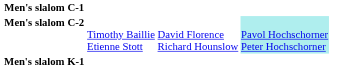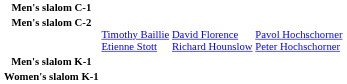(285, 41) paleturquoise background -> (299, 41) no background
+ row: (51, 76)
